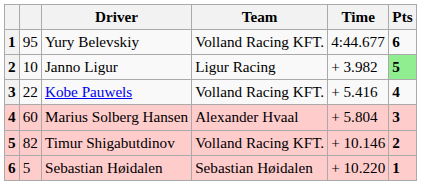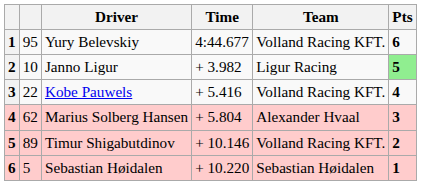columns swapped: (260, 17) <-> (358, 17)
(30, 117) 60 -> (30, 117) 62
(30, 142) 82 -> (30, 142) 89
